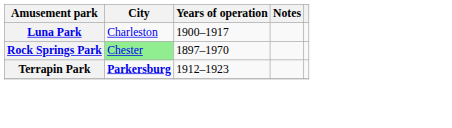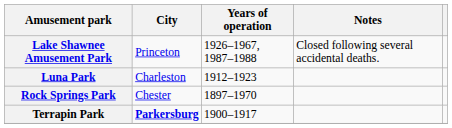+ row: (68, 51)
(202, 32) 1900–1917 -> (230, 77) 1912–1923
(125, 50) lightgreen background -> (153, 95) no background
(202, 69) 1912–1923 -> (230, 114) 1900–1917
